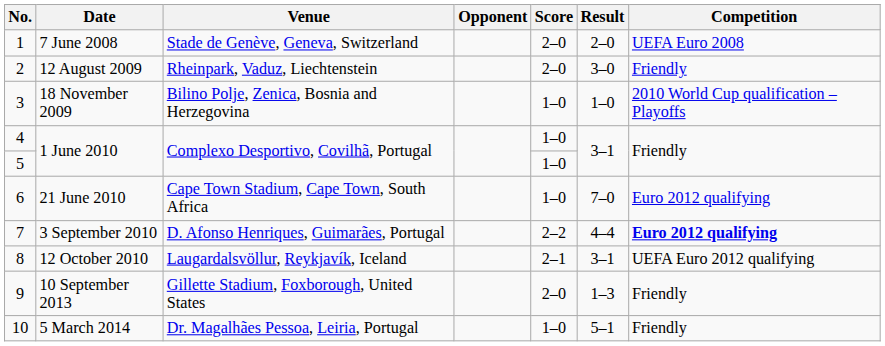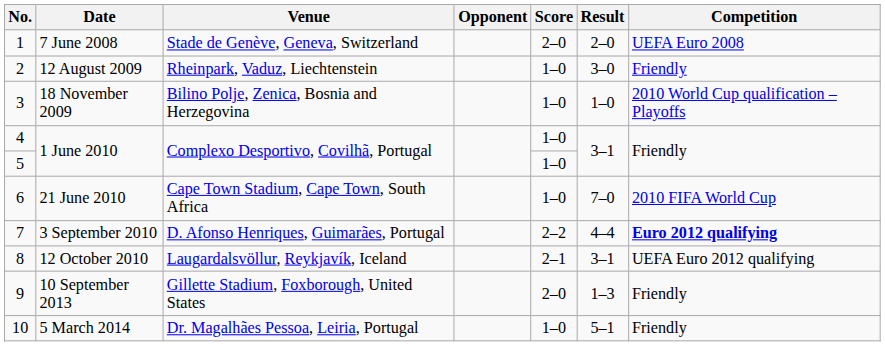(554, 68) 2–0 -> (554, 68) 1–0
(701, 198) Euro 2012 qualifying -> (704, 198) 2010 FIFA World Cup
